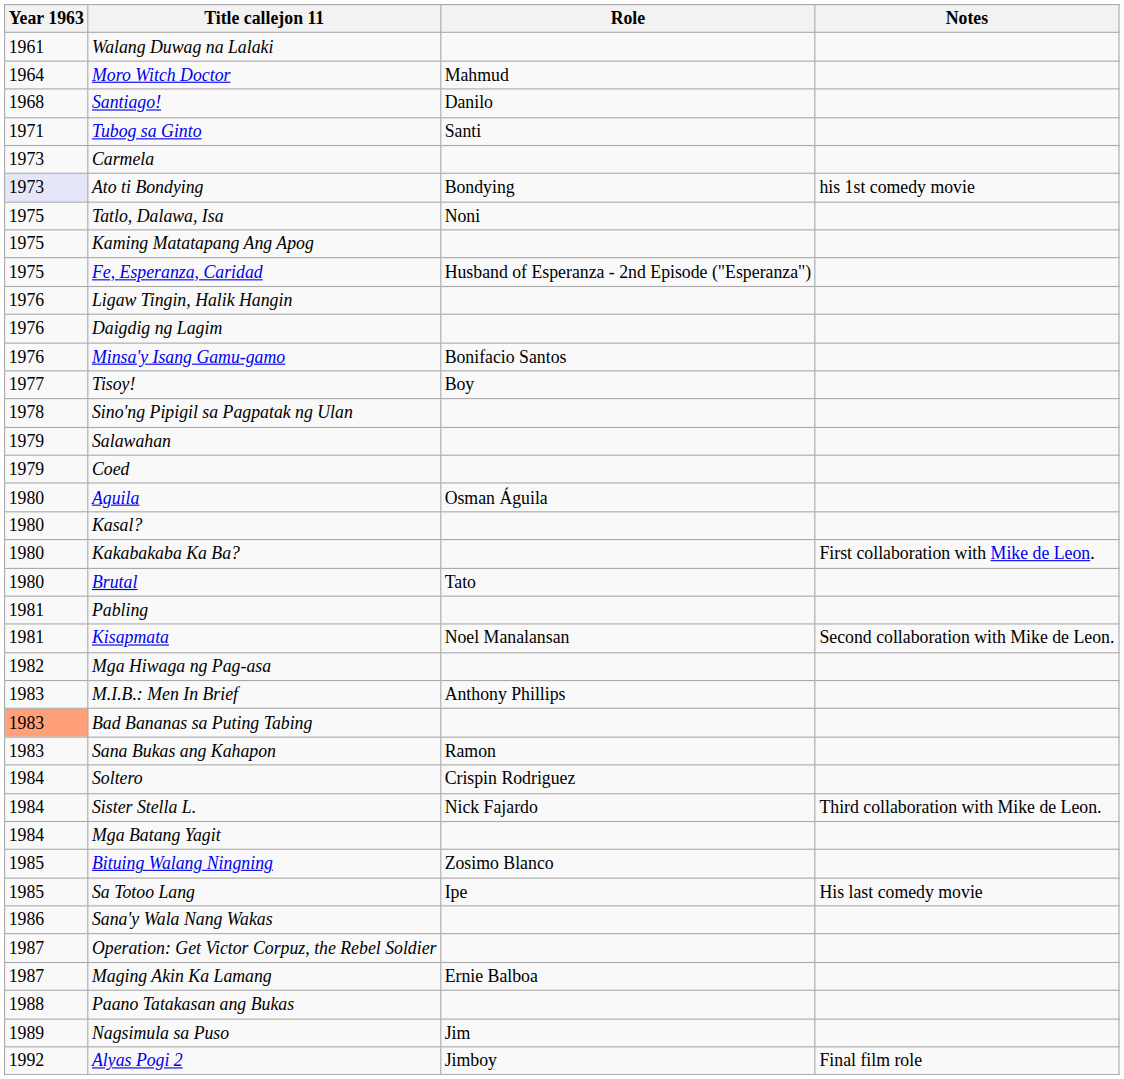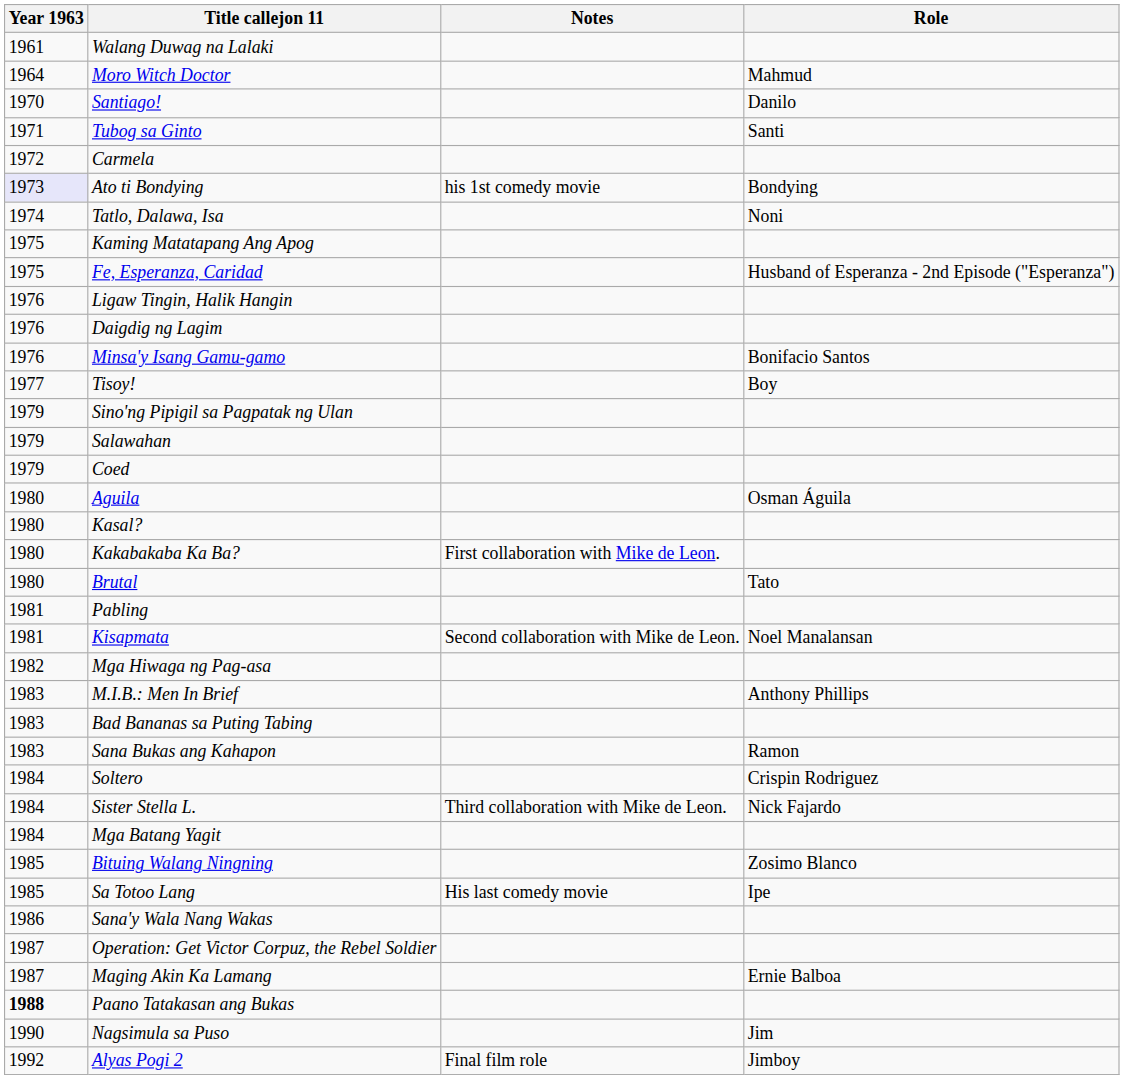columns swapped: (628, 18) <-> (967, 18)
(26, 103) 1968 -> (26, 103) 1970
(26, 159) 1973 -> (26, 159) 1972
(26, 215) 1975 -> (26, 215) 1974
(26, 412) 1978 -> (26, 412) 1979
(26, 722) lightsalmon background -> (26, 722) no background
(26, 1004) normal -> (26, 1004) bold
(26, 1032) 1989 -> (26, 1032) 1990
